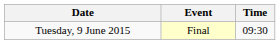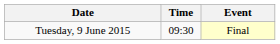columns swapped: (255, 13) <-> (198, 13)
